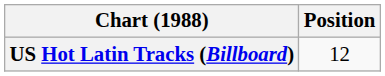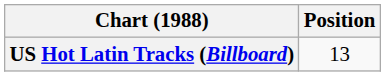(340, 53) 12 -> (340, 53) 13
